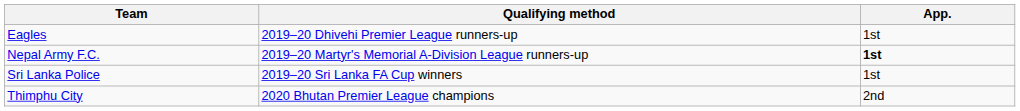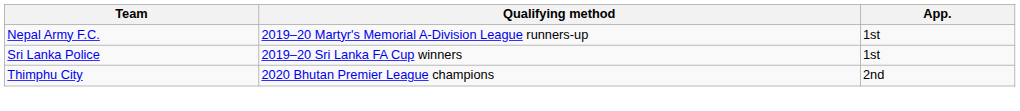- row: (27, 34)
(872, 55) bold -> (872, 34) normal
